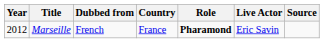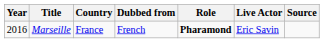columns swapped: (157, 13) <-> (105, 13)
(17, 29) 2012 -> (17, 29) 2016
